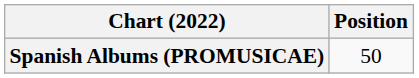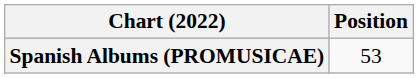(371, 55) 50 -> (371, 55) 53
